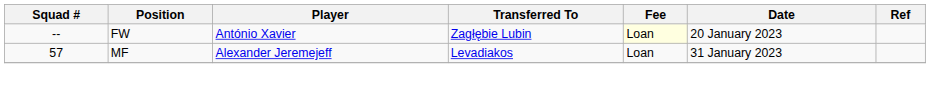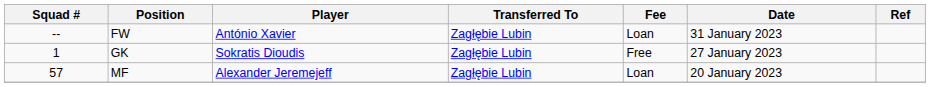(640, 34) lightyellow background -> (640, 34) no background
(736, 34) 20 January 2023 -> (736, 34) 31 January 2023
+ row: (120, 53)
(482, 53) Levadiakos -> (491, 73) Zagłębie Lubin
(736, 53) 31 January 2023 -> (736, 73) 20 January 2023
